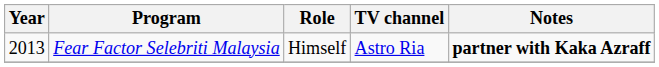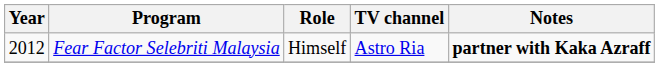(27, 47) 2013 -> (27, 47) 2012
